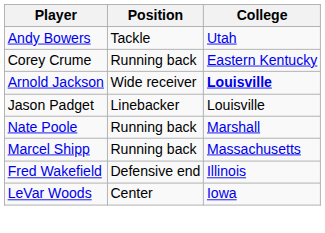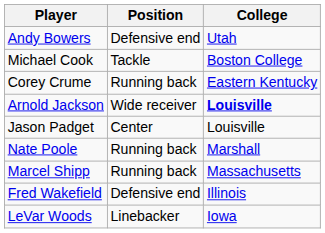(130, 37) Tackle -> (155, 37) Defensive end
+ row: (50, 60)
(145, 104) Linebacker -> (132, 127) Center
(132, 194) Center -> (145, 216) Linebacker
